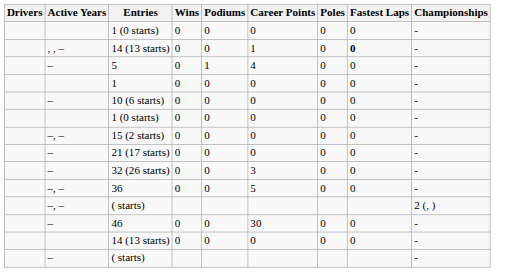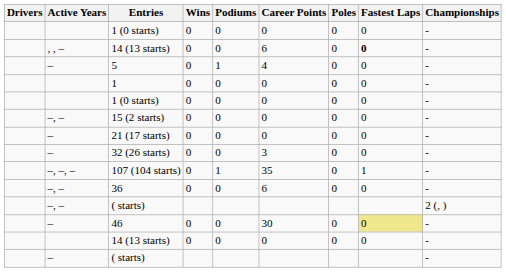(253, 48) 1 -> (264, 48) 6
- row: (50, 100)
+ row: (61, 170)
(253, 188) 5 -> (264, 188) 6
(353, 223) no background -> (364, 223) khaki background
